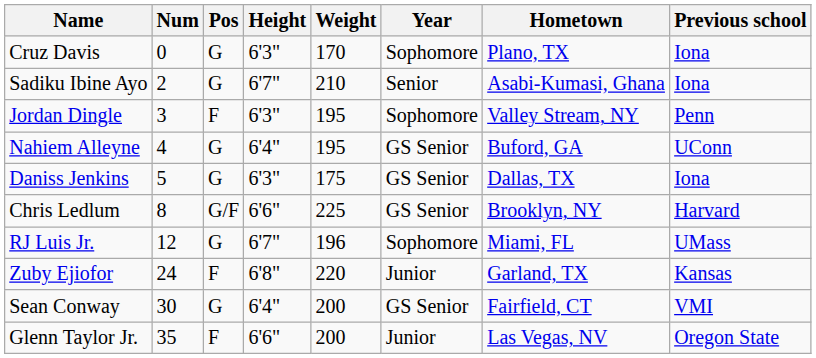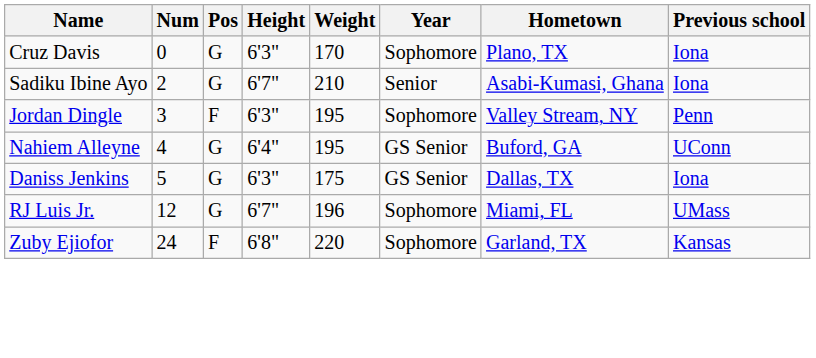- row: (65, 210)
(411, 274) Junior -> (431, 242) Sophomore
- row: (65, 305)
- row: (74, 337)
